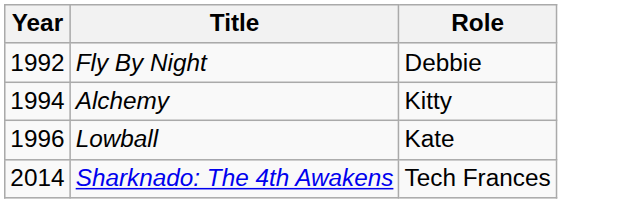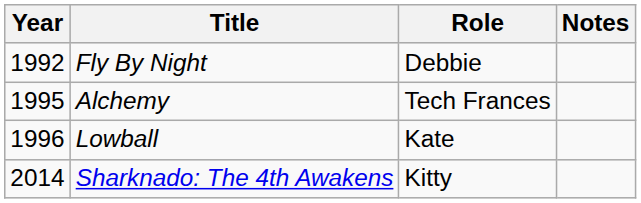+ column: (596, 23)
(37, 100) 1994 -> (37, 100) 1995
(428, 100) Kitty -> (478, 100) Tech Frances
(478, 178) Tech Frances -> (428, 178) Kitty
